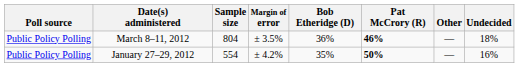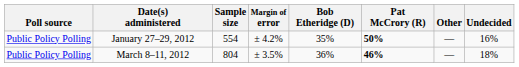rows swapped: (153, 39) <-> (153, 54)
